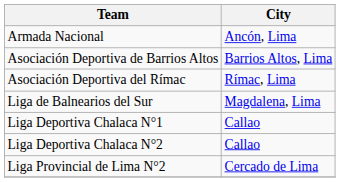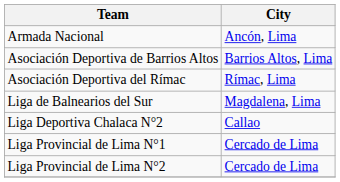- row: (85, 123)
+ row: (87, 144)
